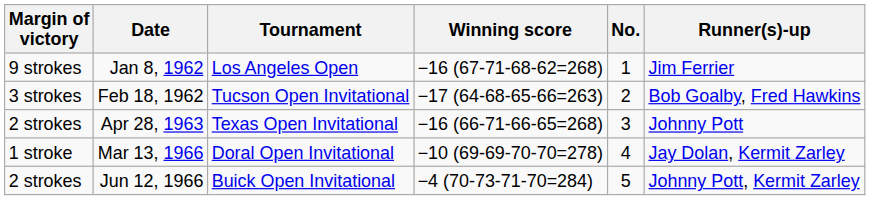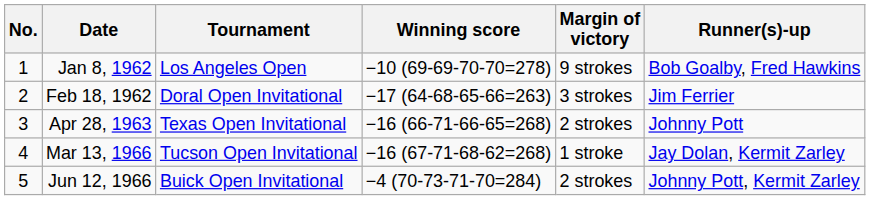columns swapped: (626, 29) <-> (49, 29)
(510, 67) −16 (67-71-68-62=268) -> (459, 67) −10 (69-69-70-70=278)
(691, 67) Jim Ferrier -> (754, 67) Bob Goalby, Fred Hawkins
(310, 96) Tucson Open Invitational -> (251, 96) Doral Open Invitational
(754, 96) Bob Goalby, Fred Hawkins -> (691, 96) Jim Ferrier
(303, 153) Doral Open Invitational -> (259, 153) Tucson Open Invitational
(510, 153) −10 (69-69-70-70=278) -> (459, 153) −16 (67-71-68-62=268)
